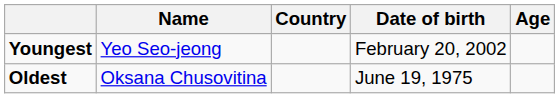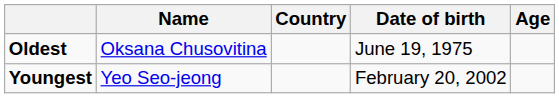rows swapped: (50, 48) <-> (38, 78)
